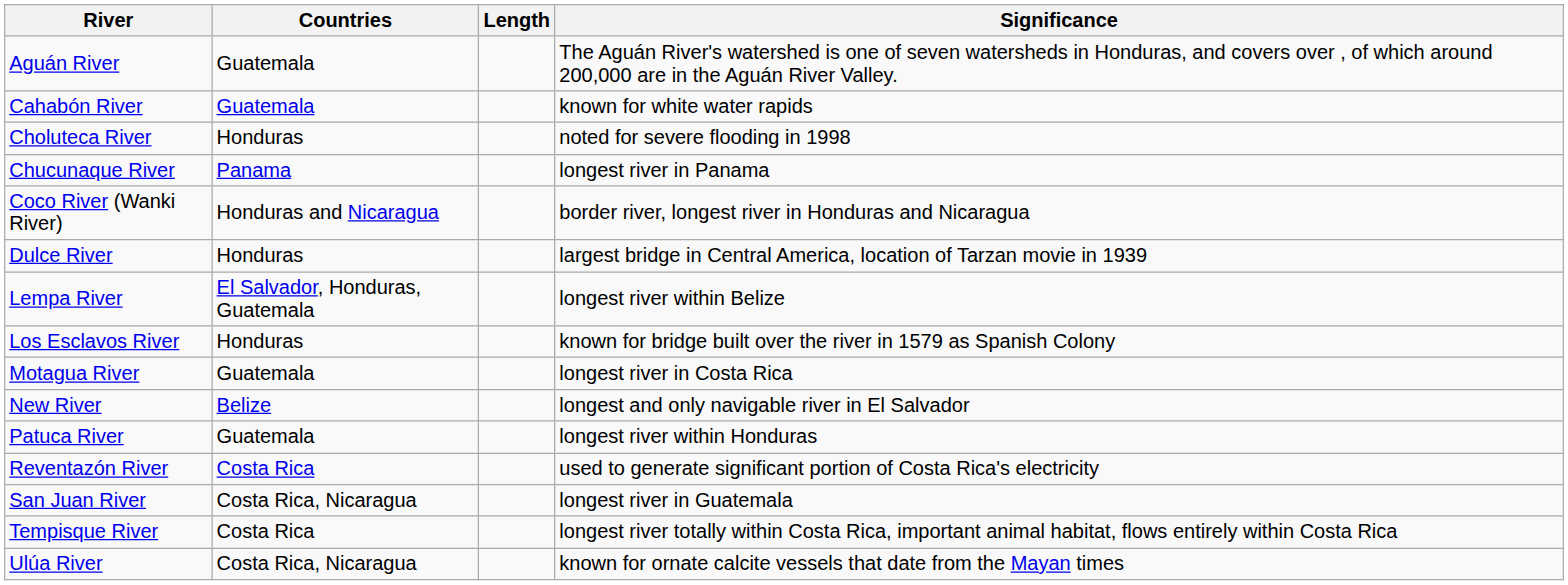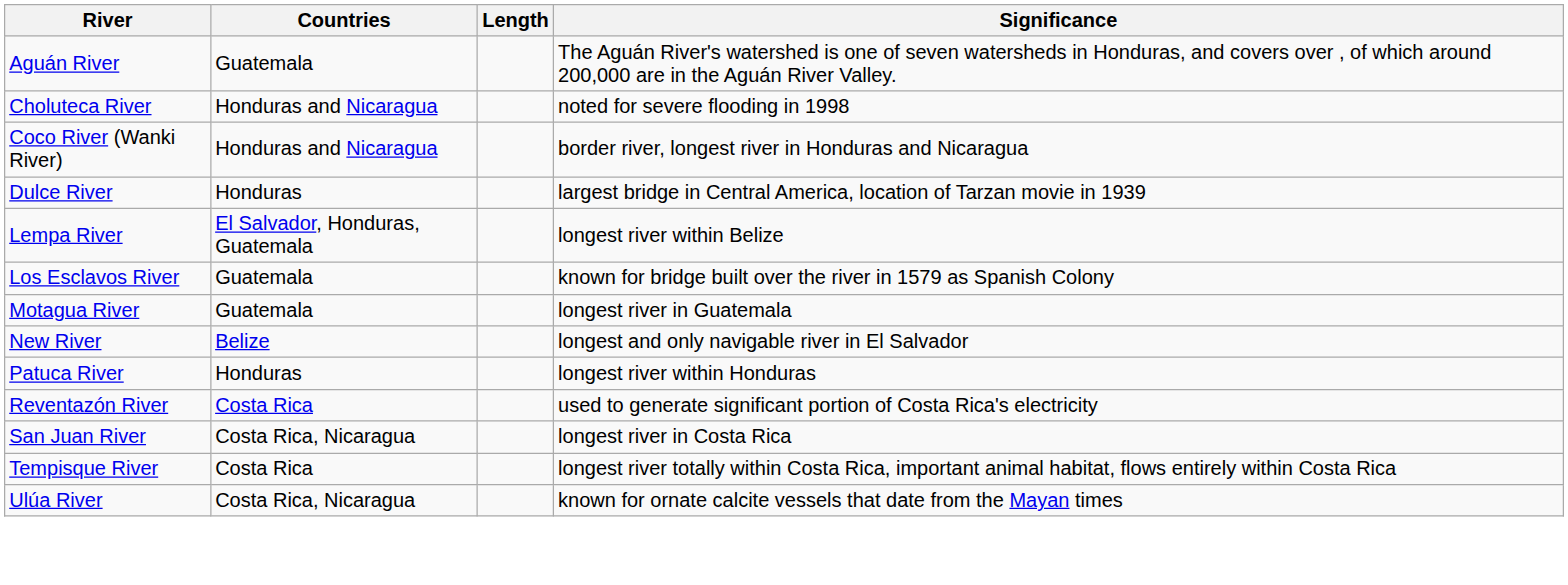- row: (76, 106)
(260, 138) Honduras -> (326, 106) Honduras and Nicaragua
- row: (92, 169)
(260, 341) Honduras -> (264, 278) Guatemala
(676, 373) longest river in Costa Rica -> (675, 309) longest river in Guatemala
(266, 436) Guatemala -> (258, 373) Honduras
(676, 500) longest river in Guatemala -> (675, 436) longest river in Costa Rica
